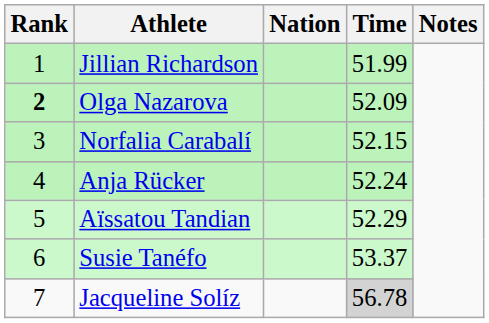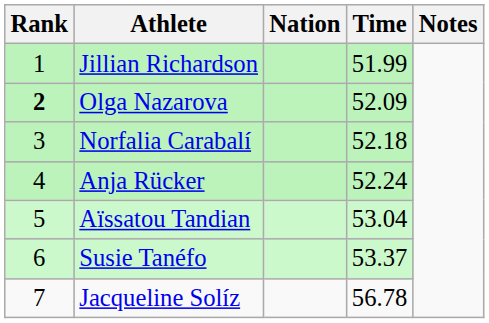(380, 141) 52.15 -> (380, 141) 52.18
(380, 219) 52.29 -> (380, 219) 53.04
(380, 297) lightgrey background -> (380, 297) no background
